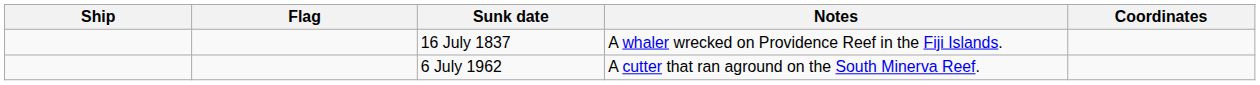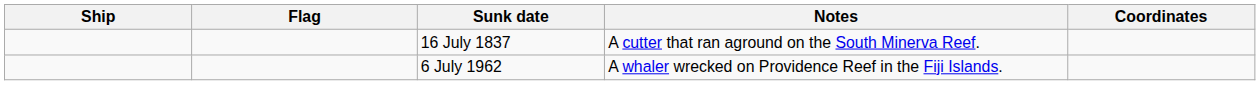(806, 42) A whaler wrecked on Providence Reef in the Fiji Islands. -> (794, 42) A cutter that ran aground on the South Minerva Reef.
(794, 67) A cutter that ran aground on the South Minerva Reef. -> (806, 67) A whaler wrecked on Providence Reef in the Fiji Islands.
